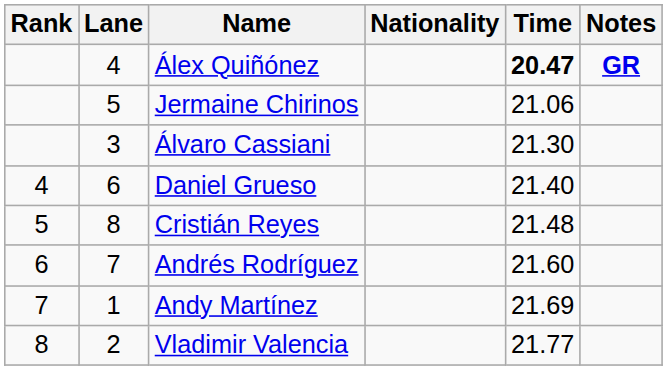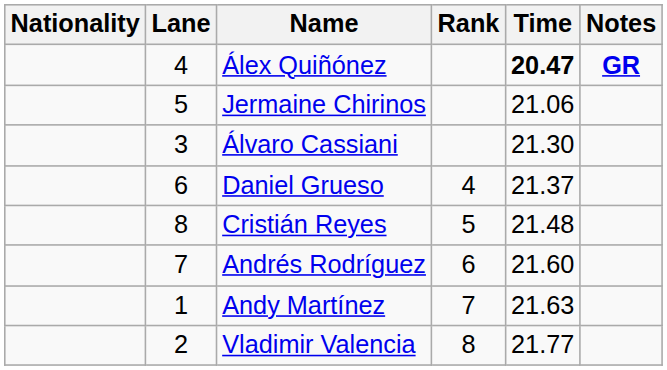columns swapped: (42, 24) <-> (435, 24)
(543, 184) 21.40 -> (543, 184) 21.37
(543, 305) 21.69 -> (543, 305) 21.63
